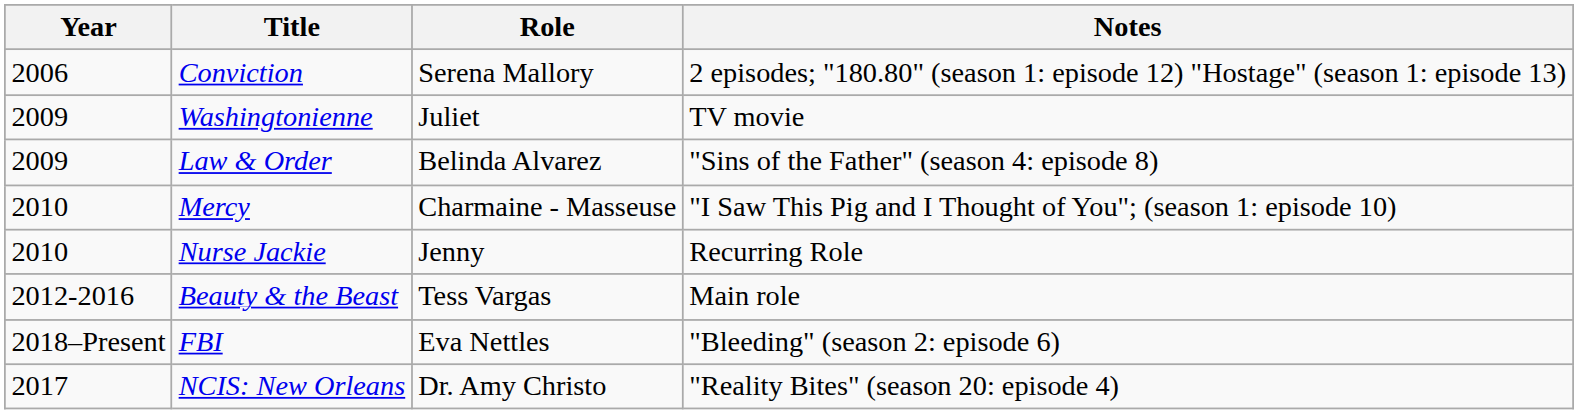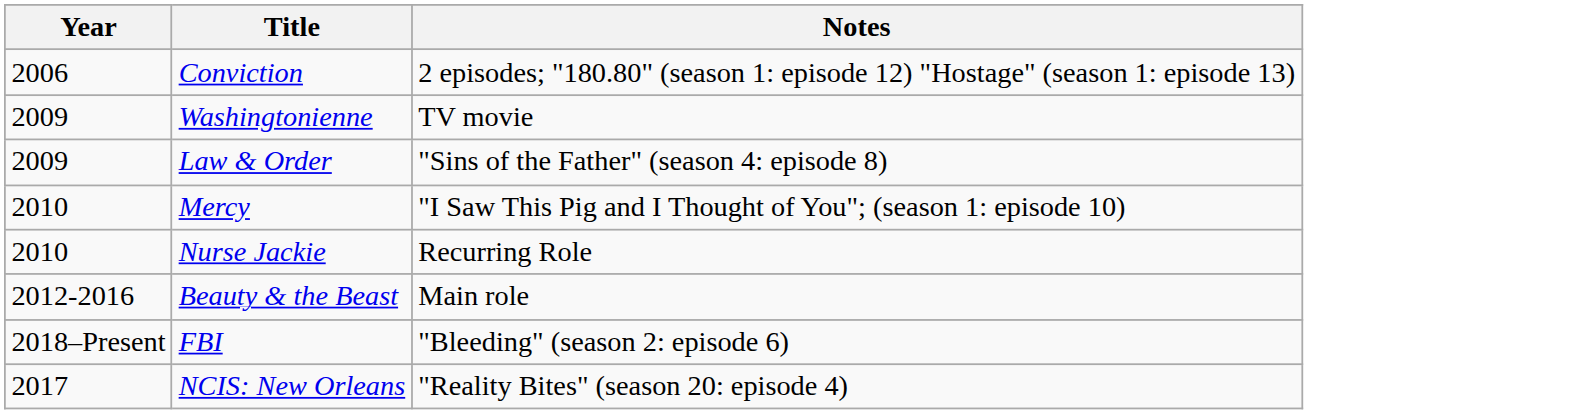- column: (547, 26)
